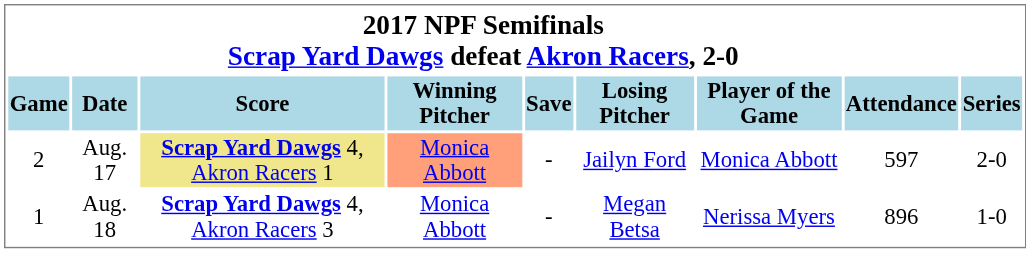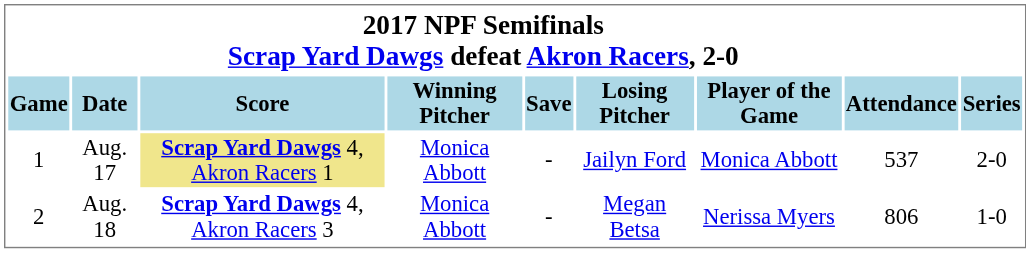(39, 159) 2 -> (39, 159) 1
(455, 159) lightsalmon background -> (455, 159) no background
(901, 159) 597 -> (901, 159) 537
(39, 216) 1 -> (39, 216) 2
(901, 216) 896 -> (901, 216) 806
